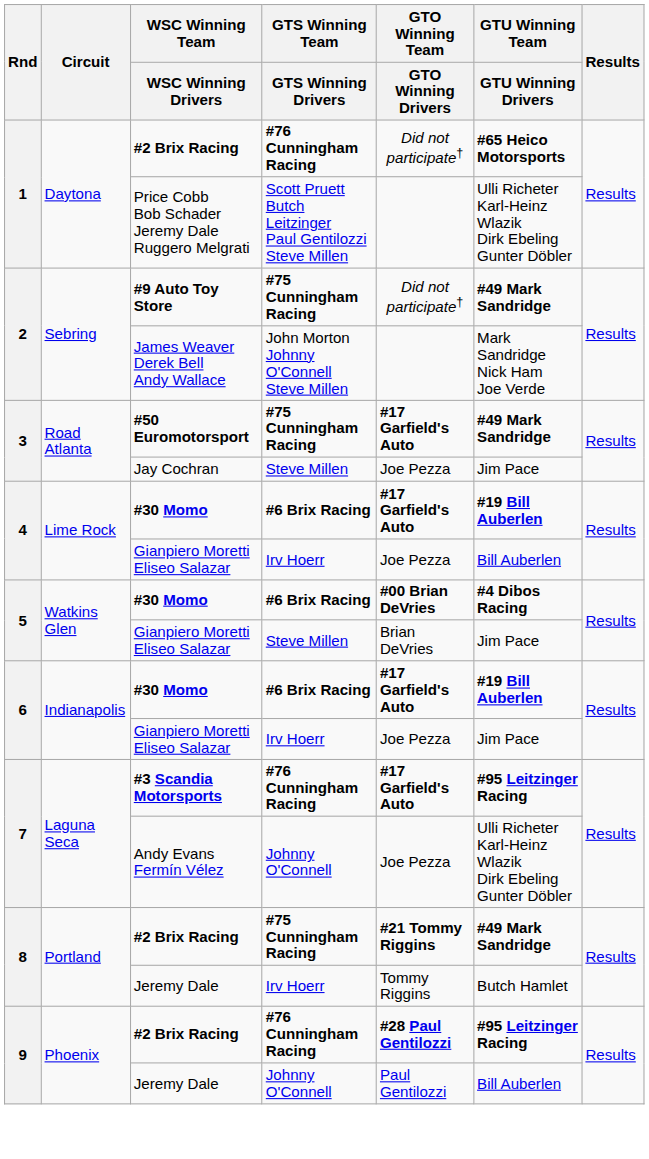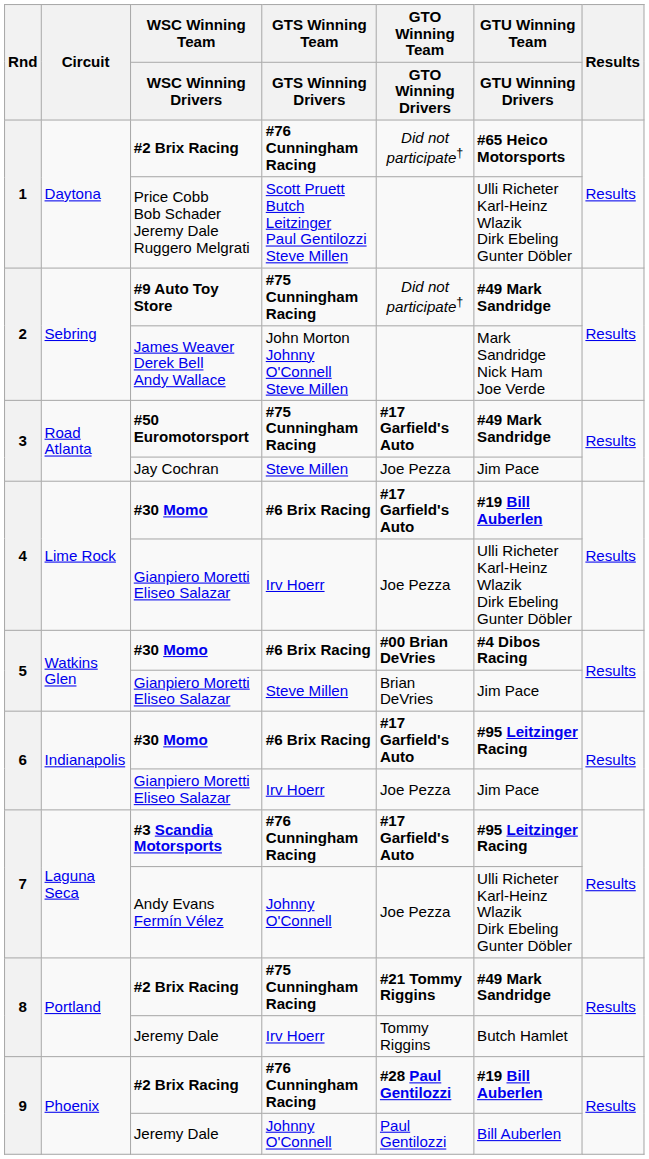(519, 559) Bill Auberlen -> (525, 585) Ulli Richeter Karl-Heinz Wlazik Dirk Ebeling Gunter Döbler
(510, 690) #19 Bill Auberlen -> (527, 740) #95 Leitzinger Racing
(527, 1035) #95 Leitzinger Racing -> (510, 1085) #19 Bill Auberlen
